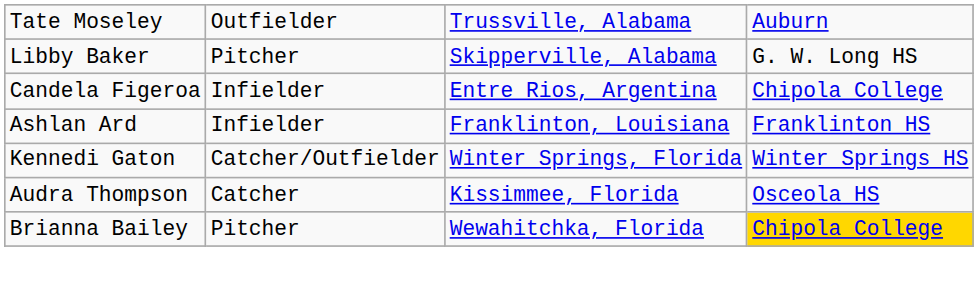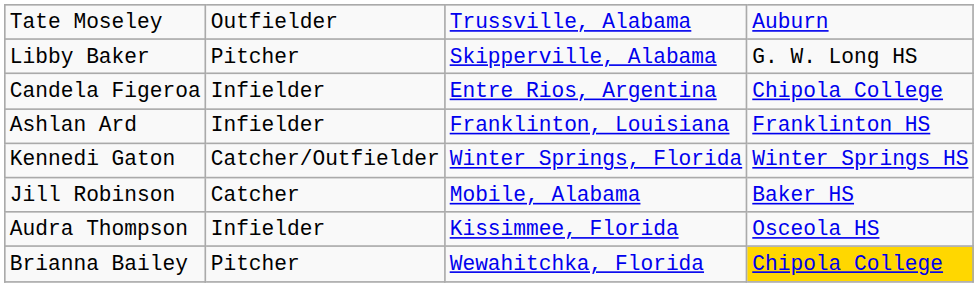+ row: (93, 195)
(255, 195) Catcher -> (268, 229) Infielder
